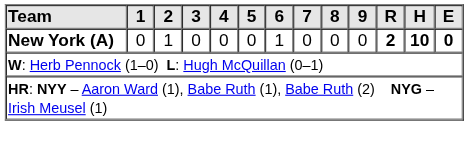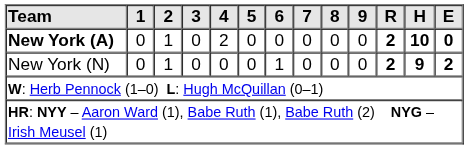(224, 40) 0 -> (224, 40) 2
(279, 40) 1 -> (279, 40) 0
+ row: (59, 64)
